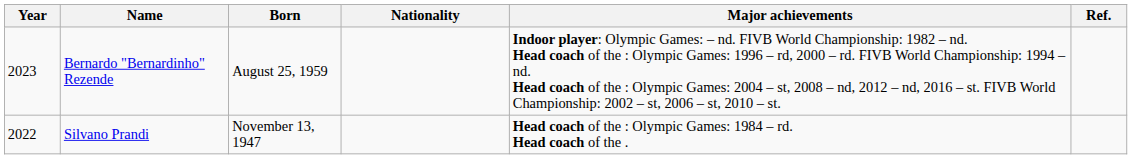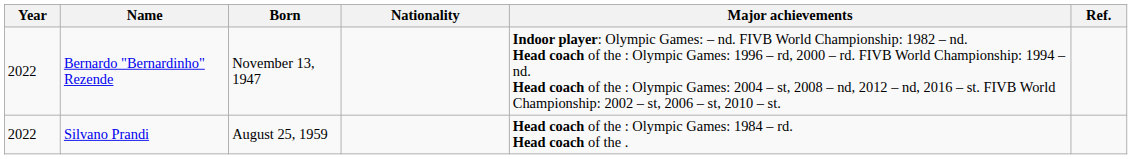(22, 71) 2023 -> (22, 71) 2022
(280, 71) August 25, 1959 -> (273, 71) November 13, 1947
(273, 134) November 13, 1947 -> (280, 134) August 25, 1959
